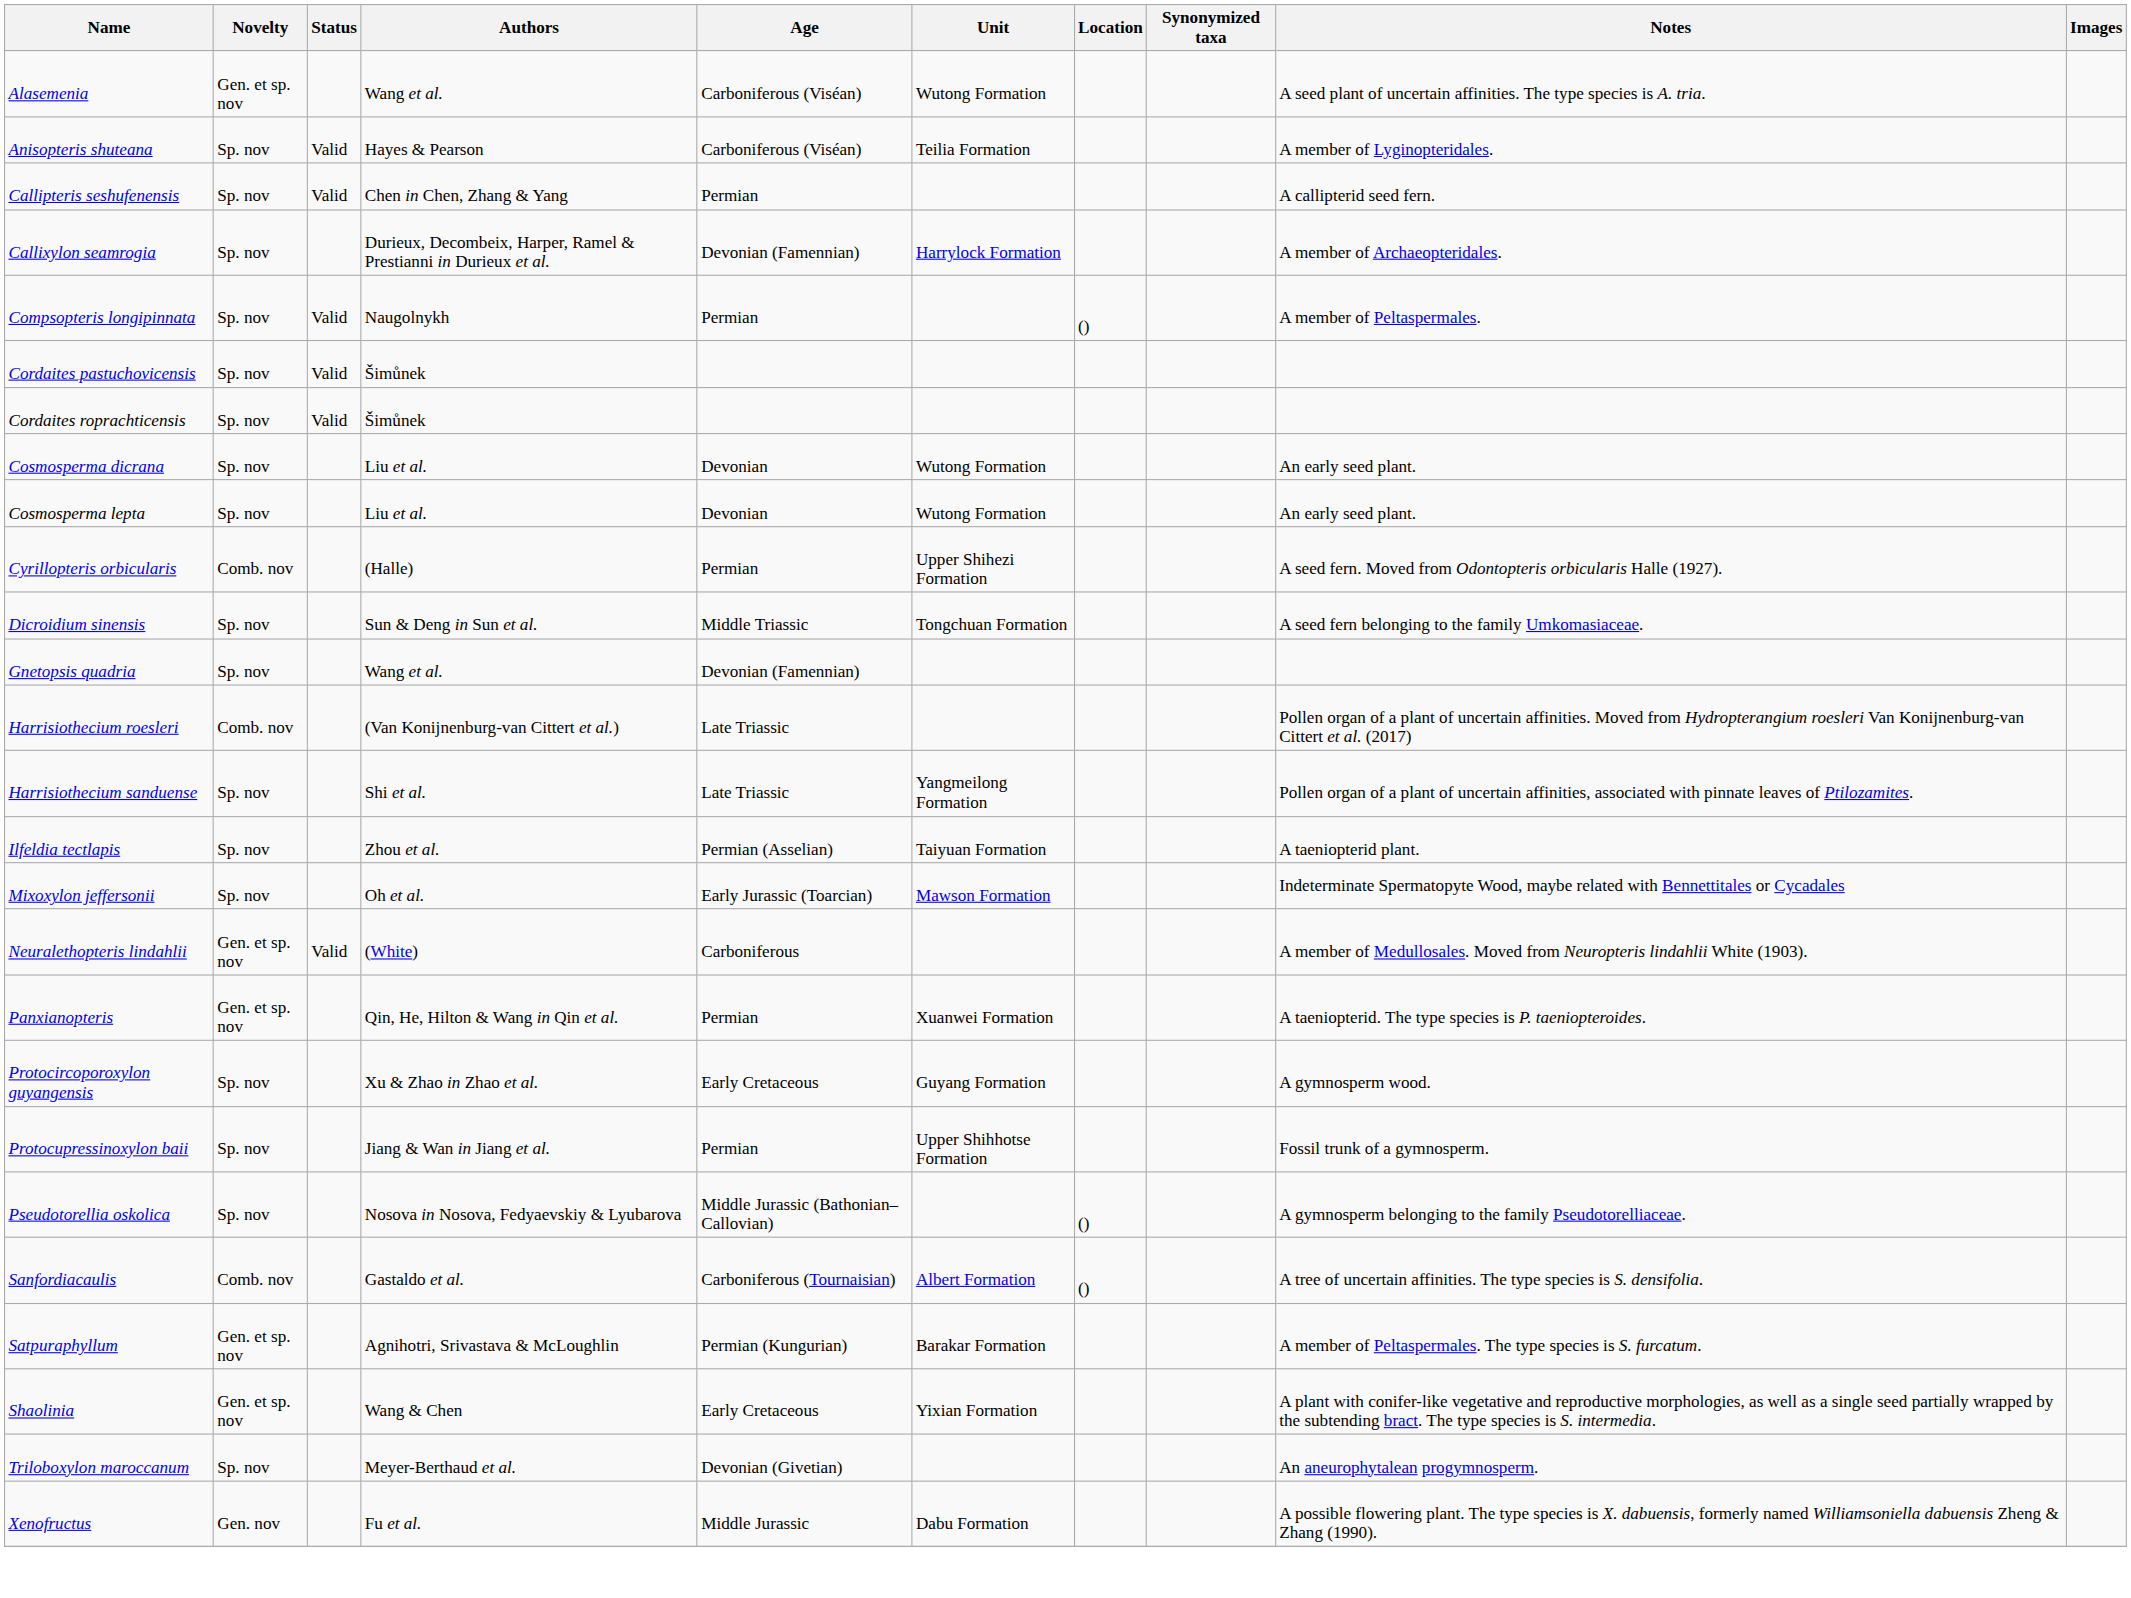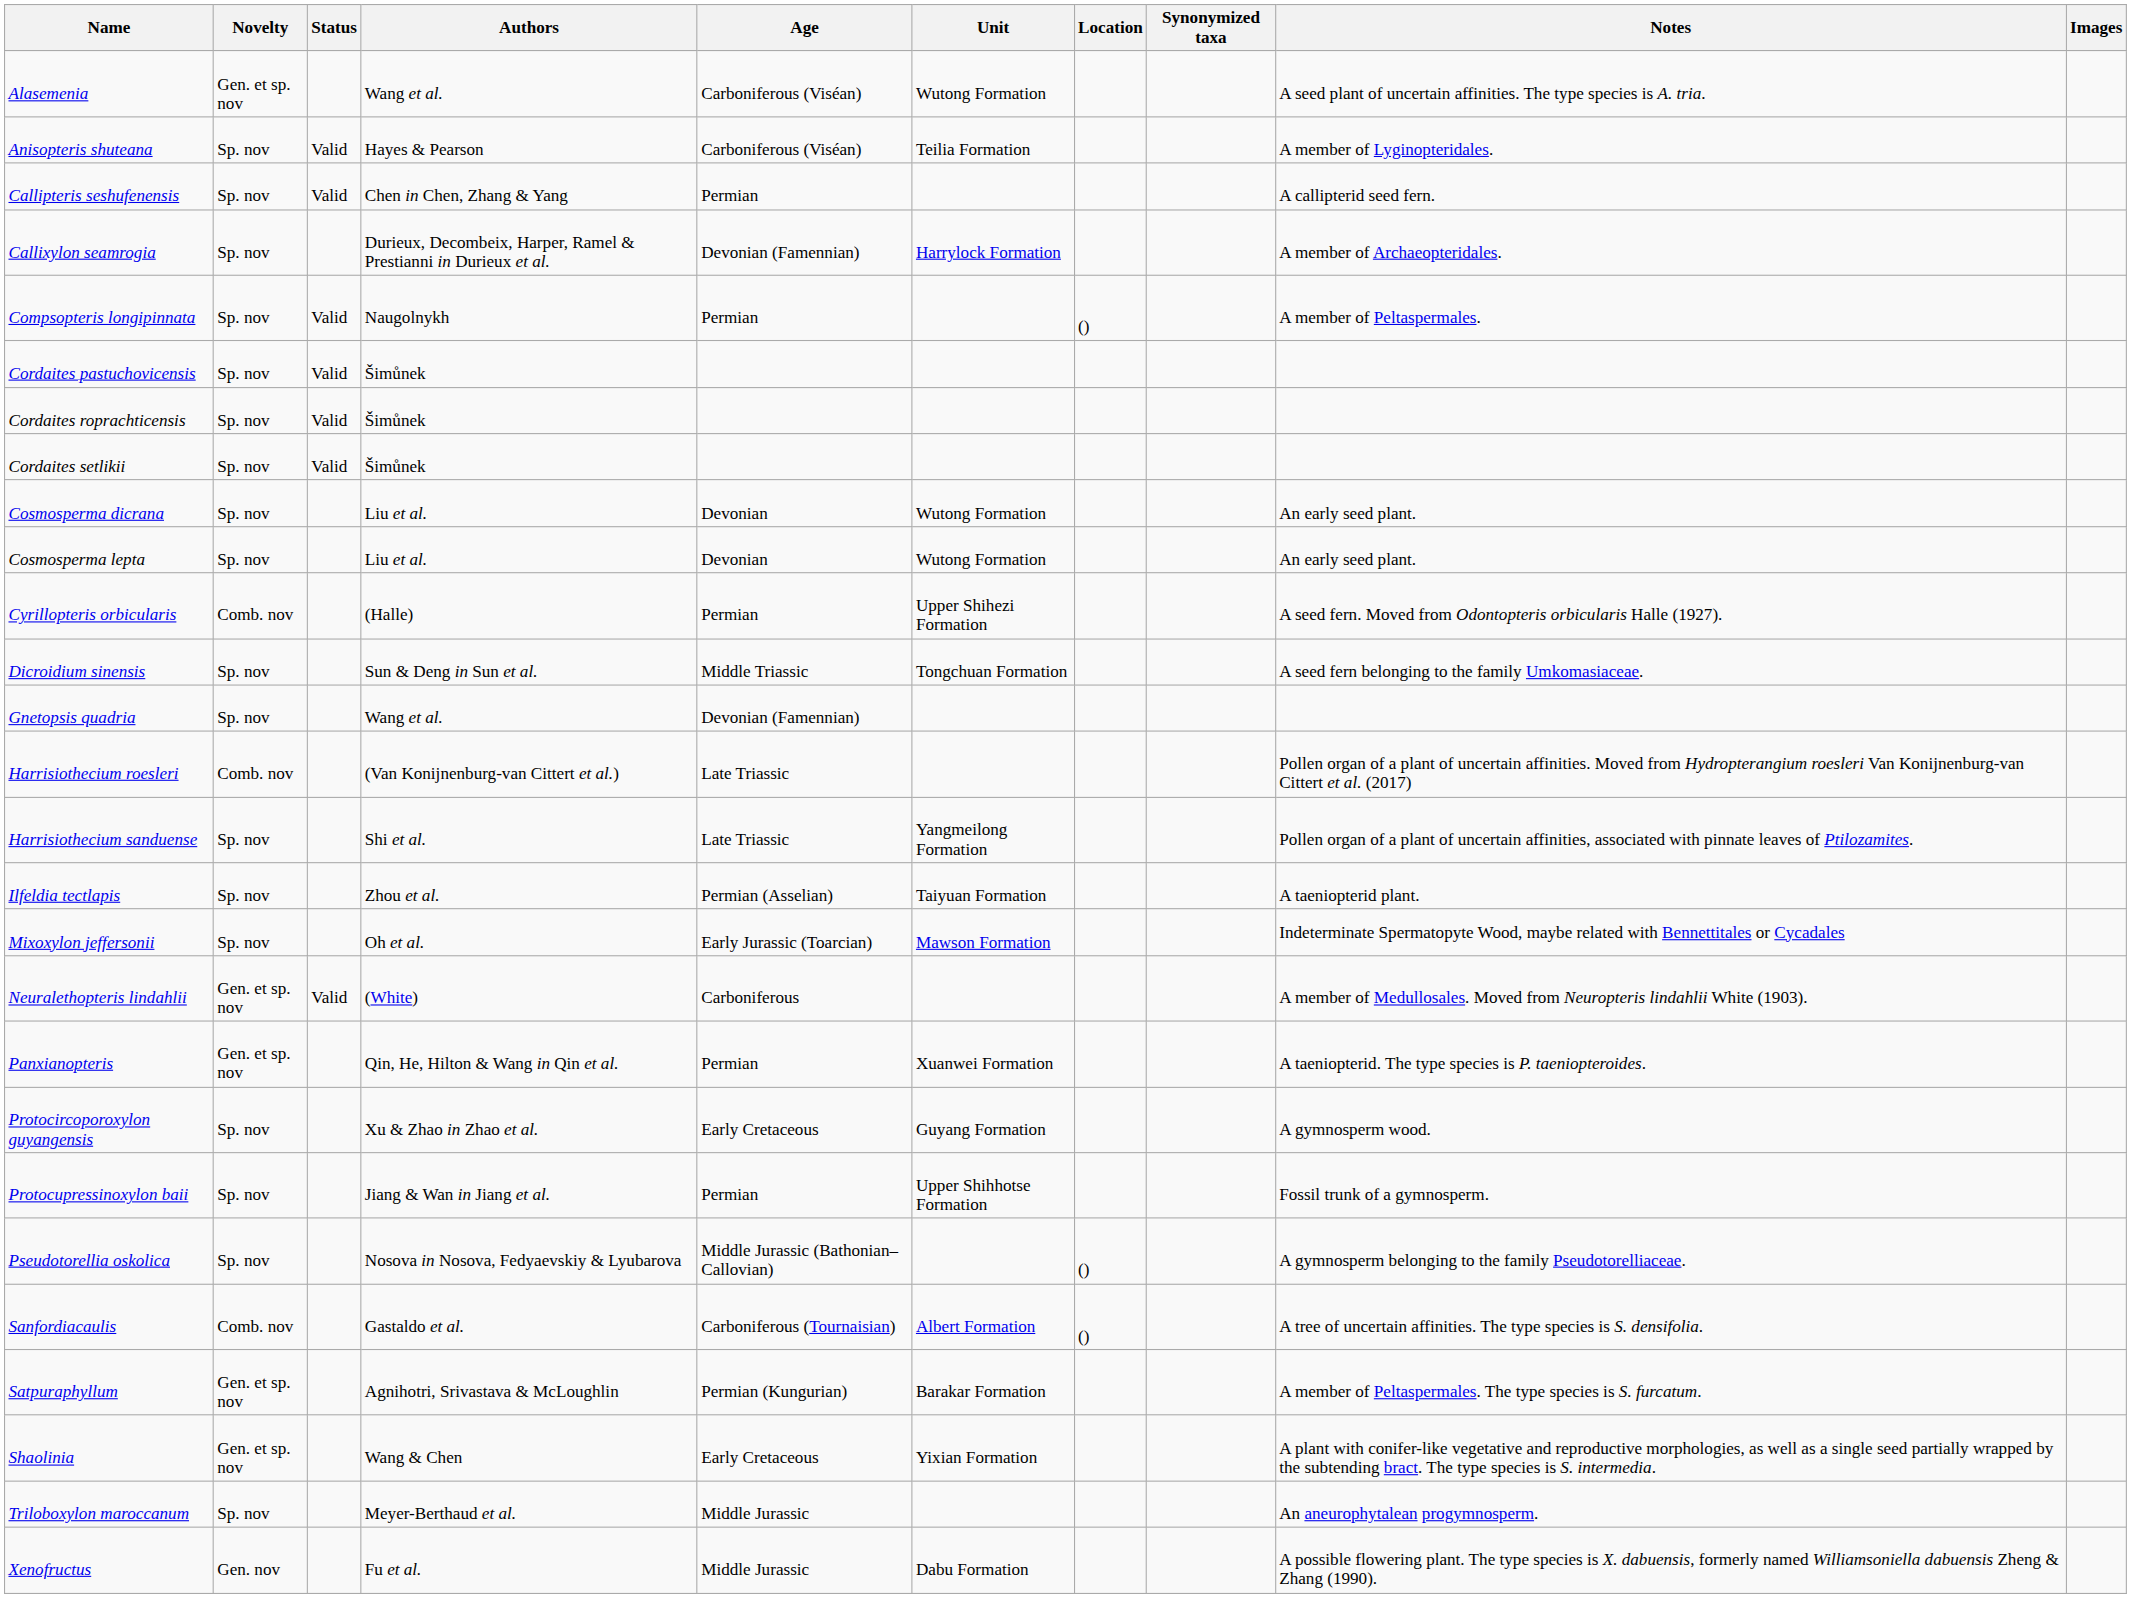+ row: (67, 466)
(772, 1467) Devonian (Givetian) -> (755, 1513) Middle Jurassic
